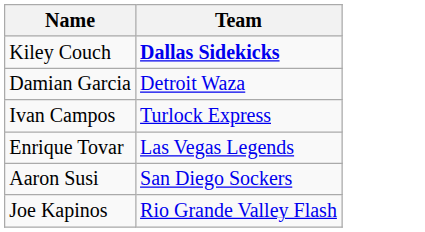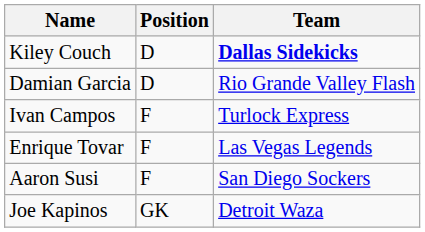+ column: (175, 20)
(193, 83) Detroit Waza -> (317, 83) Rio Grande Valley Flash
(238, 210) Rio Grande Valley Flash -> (271, 210) Detroit Waza
